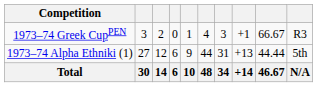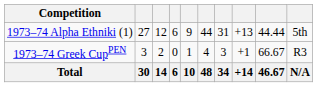rows swapped: (70, 53) <-> (70, 33)
